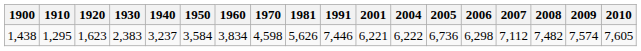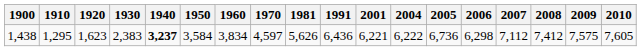(163, 35) normal -> (163, 35) bold
(268, 35) 4,598 -> (268, 35) 4,597
(338, 35) 7,446 -> (338, 35) 6,436
(548, 35) 7,482 -> (548, 35) 7,412
(584, 35) 7,574 -> (584, 35) 7,575
